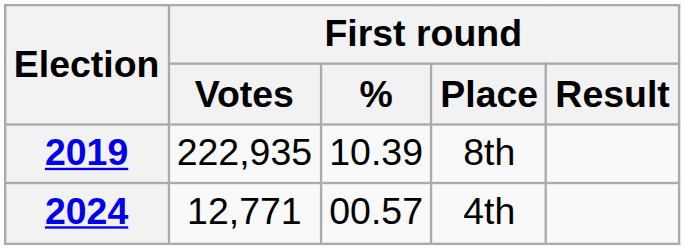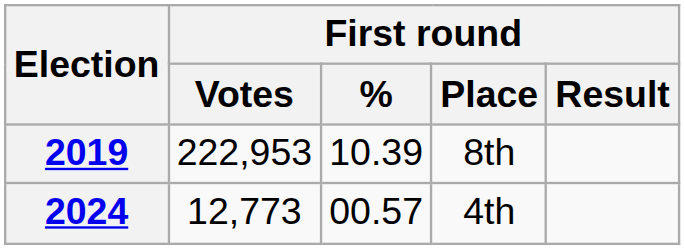(244, 152) 222,935 -> (244, 152) 222,953
(244, 212) 12,771 -> (244, 212) 12,773
